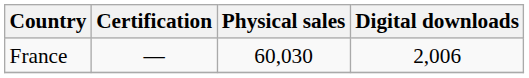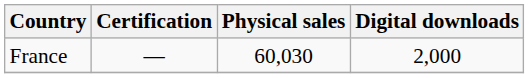(437, 55) 2,006 -> (437, 55) 2,000
